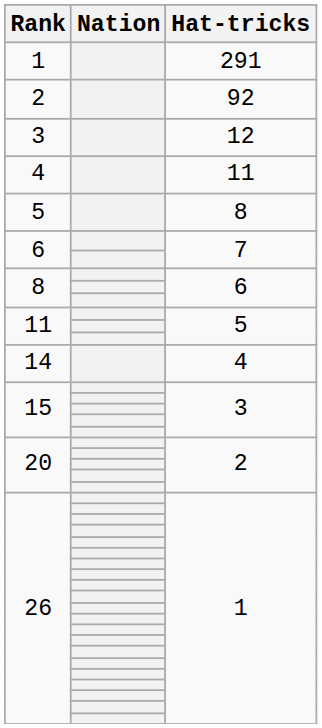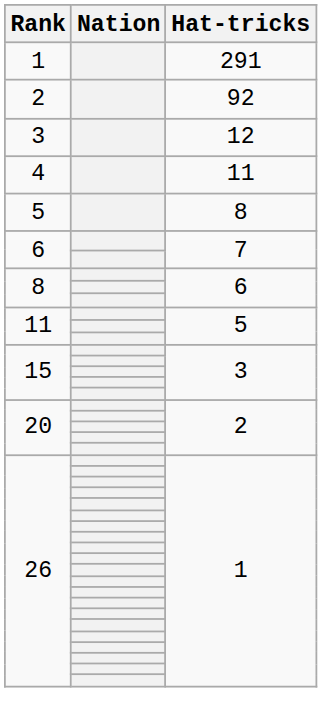- row: (38, 363)
